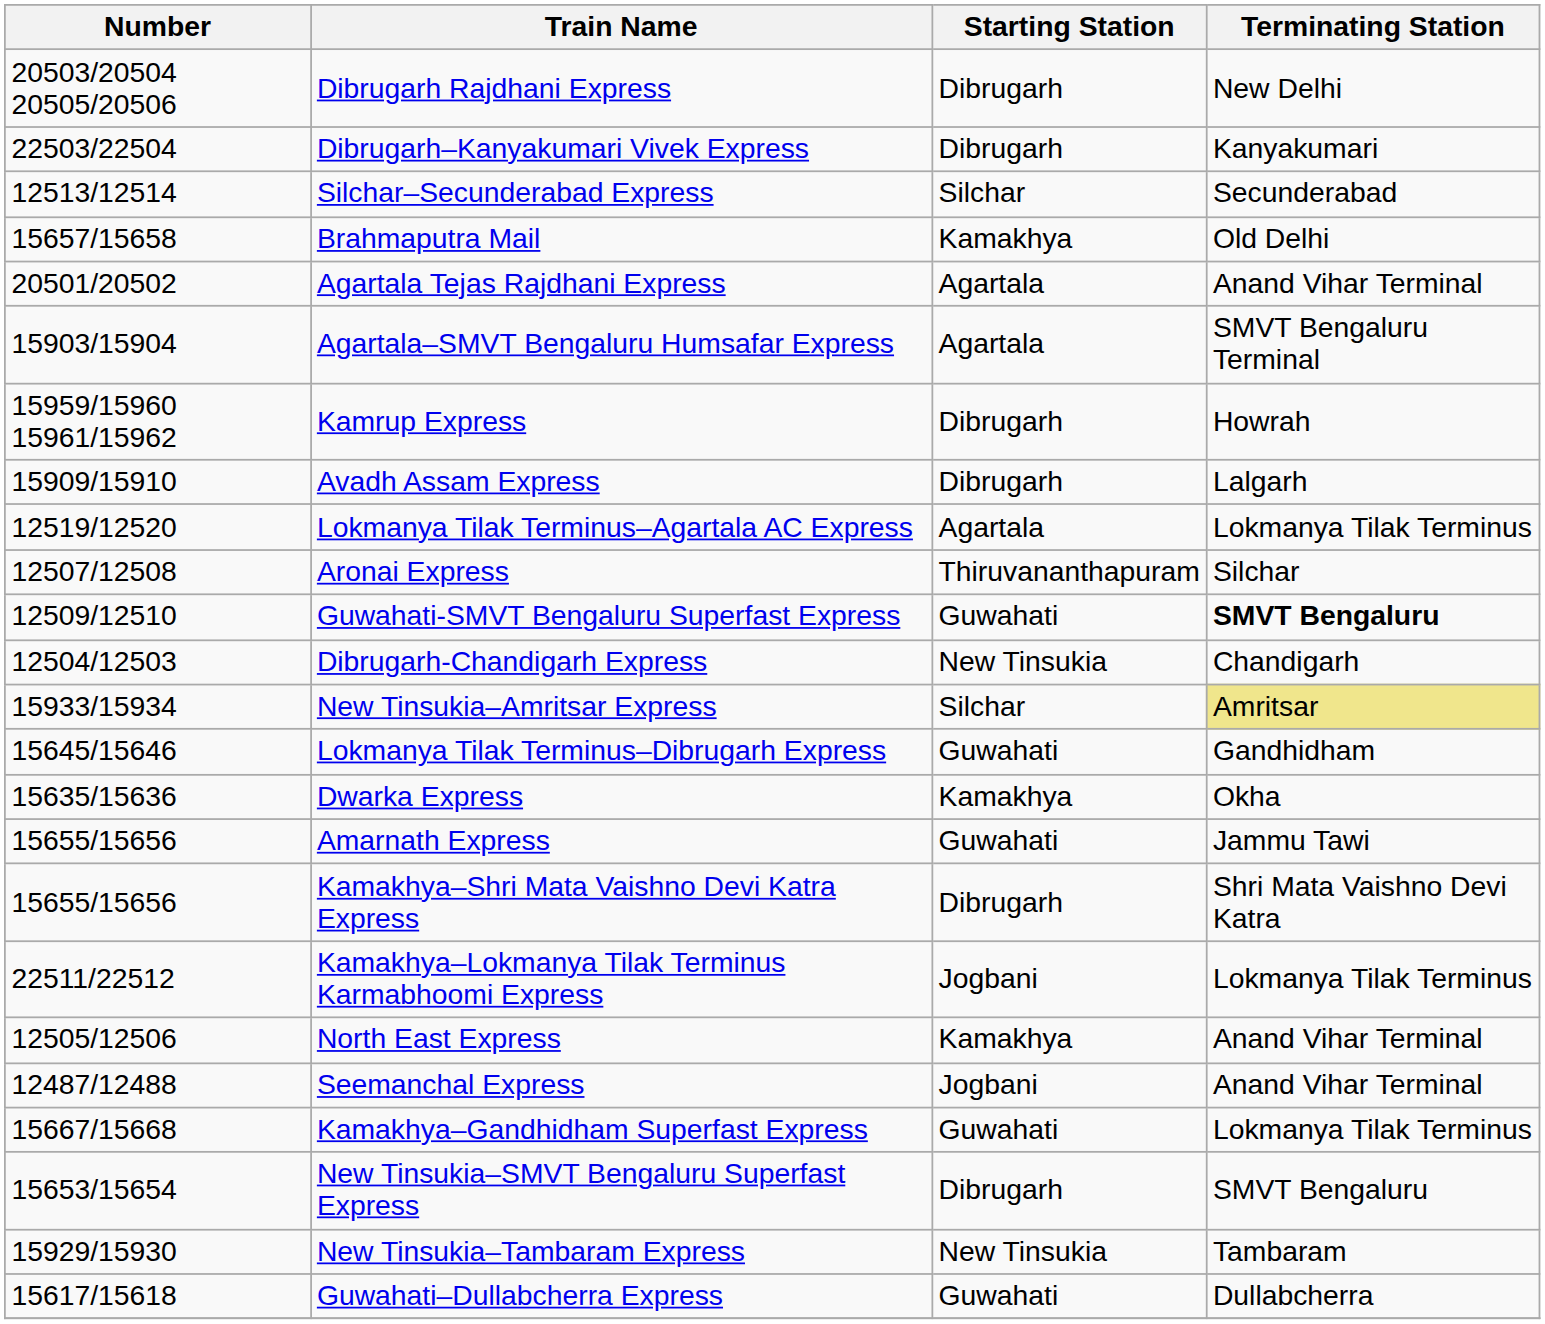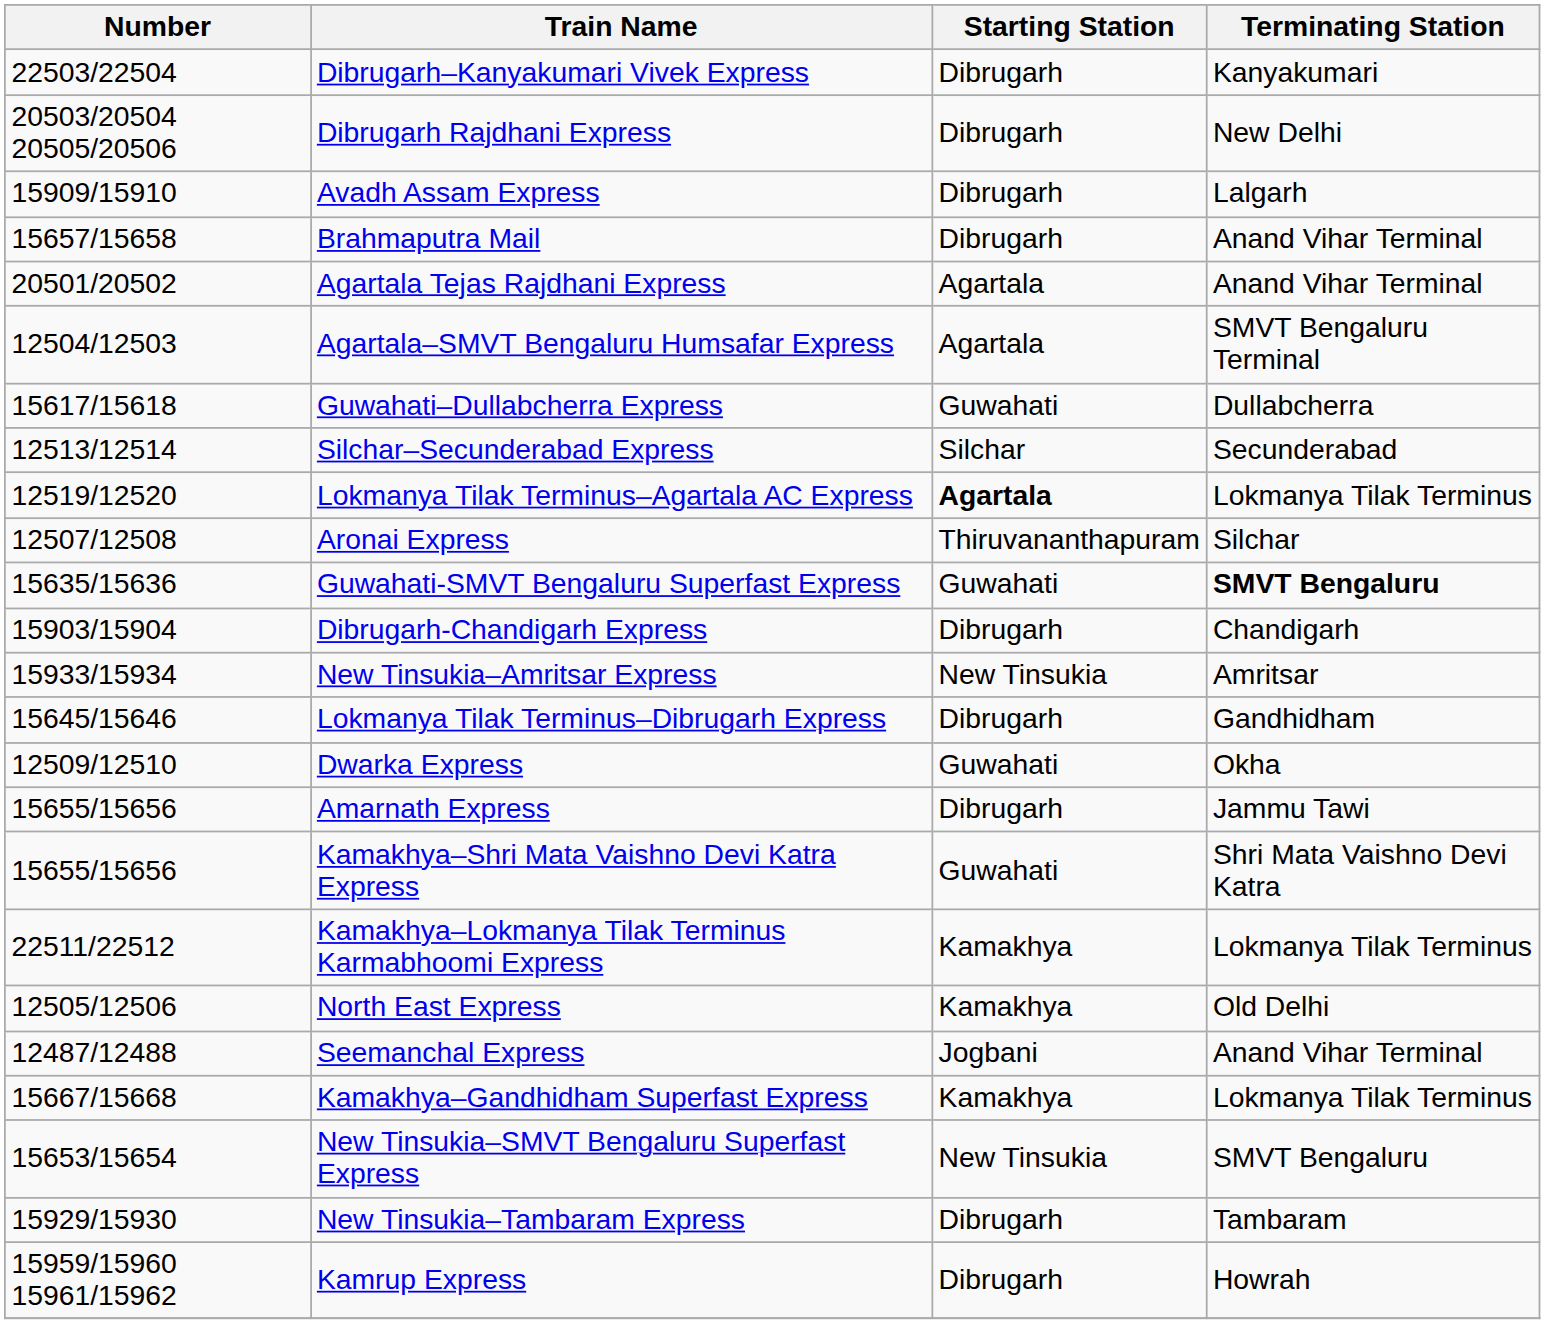rows swapped: (494, 87) <-> (563, 148)
rows swapped: (458, 481) <-> (515, 193)
(1005, 238) Kamakhya -> (1001, 238) Dibrugarh
(1271, 238) Old Delhi -> (1348, 238) Anand Vihar Terminal
(94, 344) 15903/15904 -> (94, 344) 12504/12503
rows swapped: (422, 421) <-> (520, 1296)
(991, 526) normal -> (995, 494) bold
(94, 616) 12509/12510 -> (94, 584) 15635/15636
(94, 661) 12504/12503 -> (94, 629) 15903/15904
(1023, 661) New Tinsukia -> (1001, 629) Dibrugarh
(982, 706) Silchar -> (1023, 674) New Tinsukia
(1266, 706) khaki background -> (1266, 674) no background
(998, 751) Guwahati -> (1001, 719) Dibrugarh
(94, 796) 15635/15636 -> (94, 764) 12509/12510
(1005, 796) Kamakhya -> (998, 764) Guwahati
(998, 841) Guwahati -> (1001, 809) Dibrugarh
(1001, 902) Dibrugarh -> (998, 870) Guwahati
(988, 978) Jogbani -> (1005, 946) Kamakhya
(1348, 1039) Anand Vihar Terminal -> (1271, 1007) Old Delhi
(998, 1129) Guwahati -> (1005, 1097) Kamakhya
(1001, 1190) Dibrugarh -> (1023, 1158) New Tinsukia
(1023, 1251) New Tinsukia -> (1001, 1219) Dibrugarh
